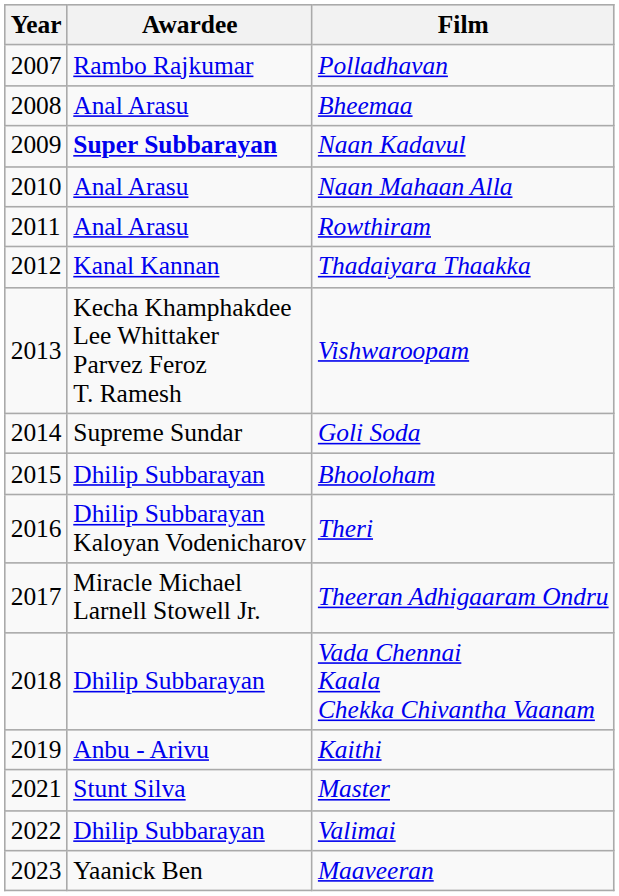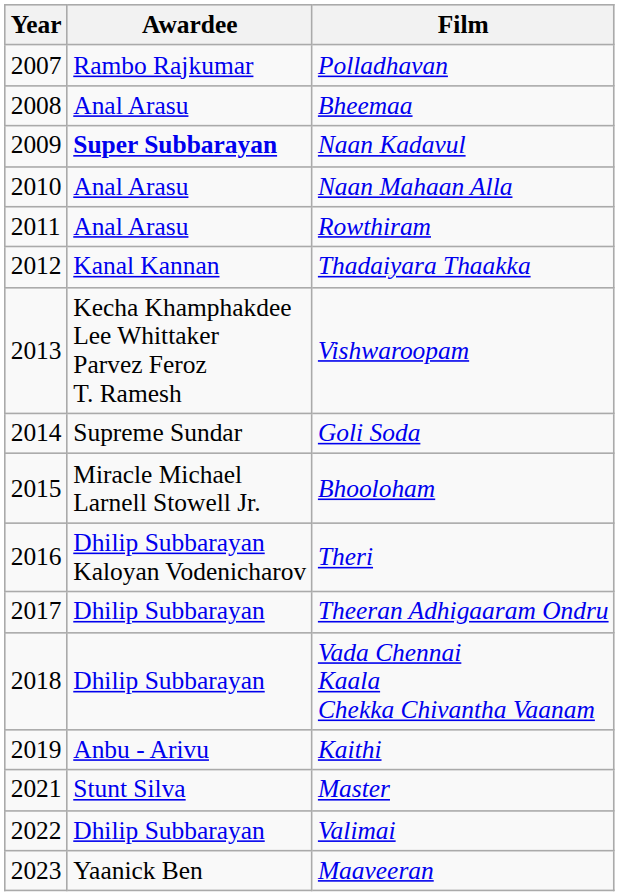(169, 473) Dhilip Subbarayan -> (167, 487) Miracle Michael Larnell Stowell Jr.
(167, 597) Miracle Michael Larnell Stowell Jr. -> (169, 611) Dhilip Subbarayan
